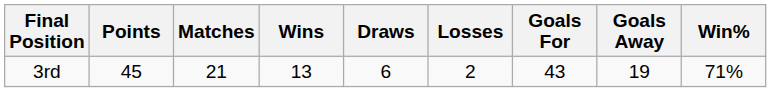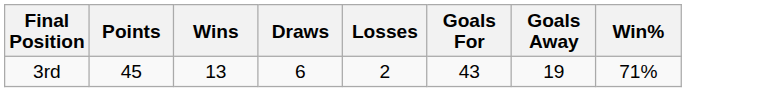- column: (216, 31)
